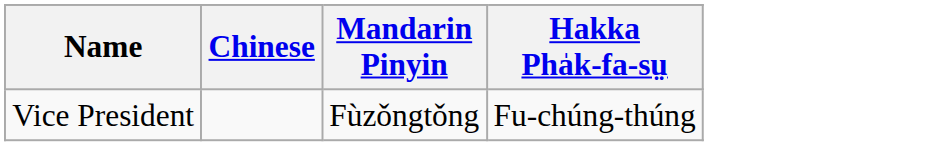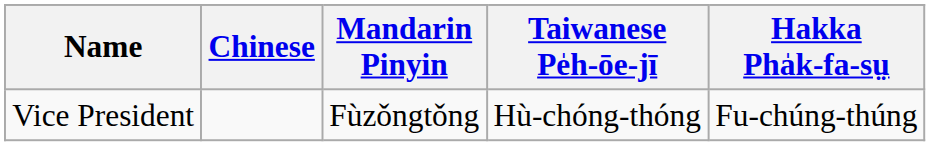+ column: (597, 47)
